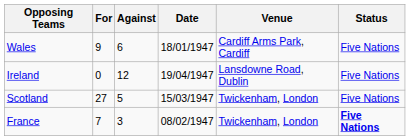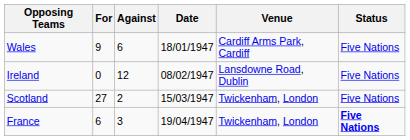(187, 76) 19/04/1947 -> (187, 76) 08/02/1947
(120, 98) 5 -> (120, 98) 2
(98, 121) 7 -> (98, 121) 6
(187, 121) 08/02/1947 -> (187, 121) 19/04/1947
